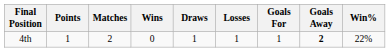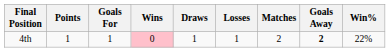columns swapped: (110, 18) <-> (279, 18)
(152, 39) no background -> (152, 39) pink background
